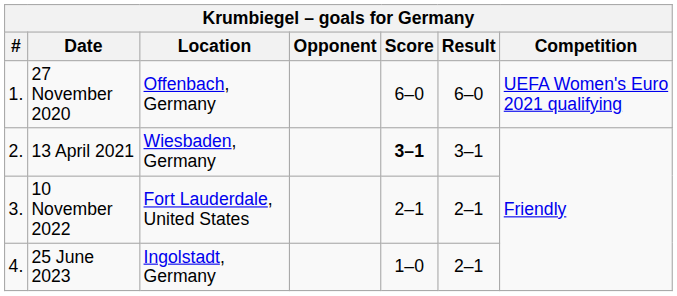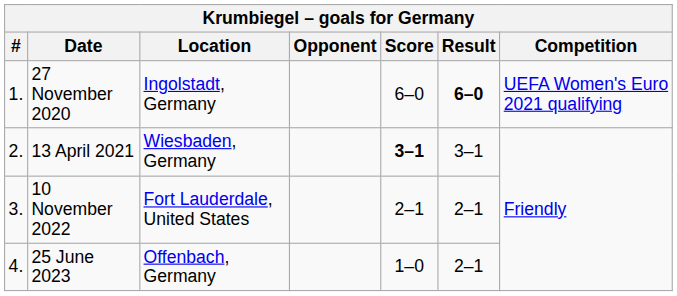(186, 94) Offenbach, Germany -> (184, 94) Ingolstadt, Germany
(469, 94) normal -> (469, 94) bold
(184, 266) Ingolstadt, Germany -> (186, 266) Offenbach, Germany
